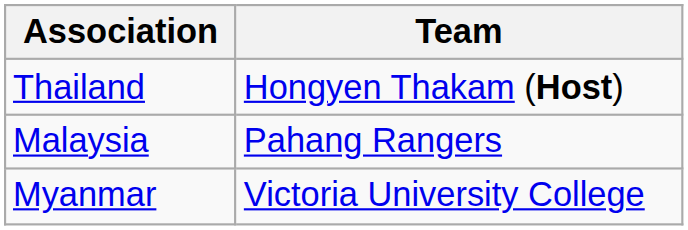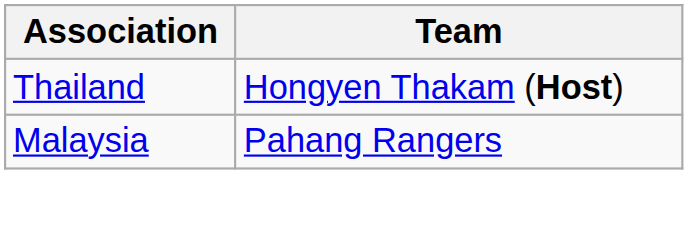- row: (85, 195)
